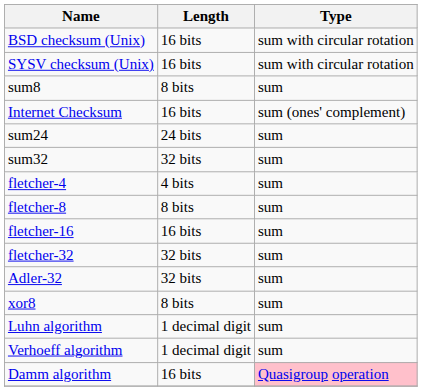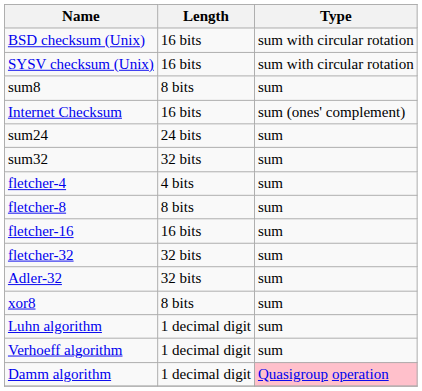(181, 374) 16 bits -> (206, 374) 1 decimal digit
